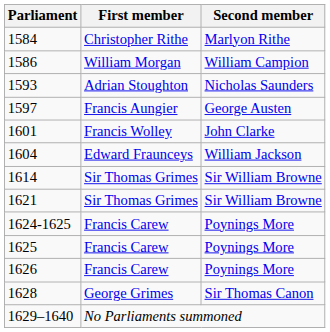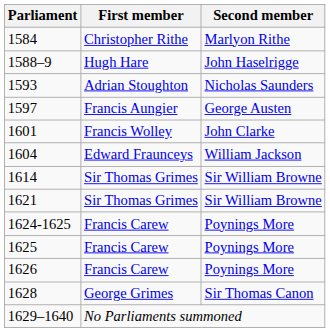- row: (22, 62)
+ row: (30, 62)
